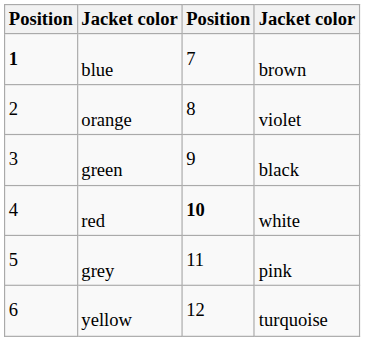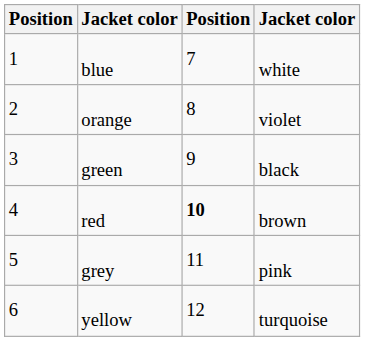(13, 59) bold -> (13, 59) normal
(282, 69) brown -> (279, 69) white
(279, 220) white -> (282, 220) brown
